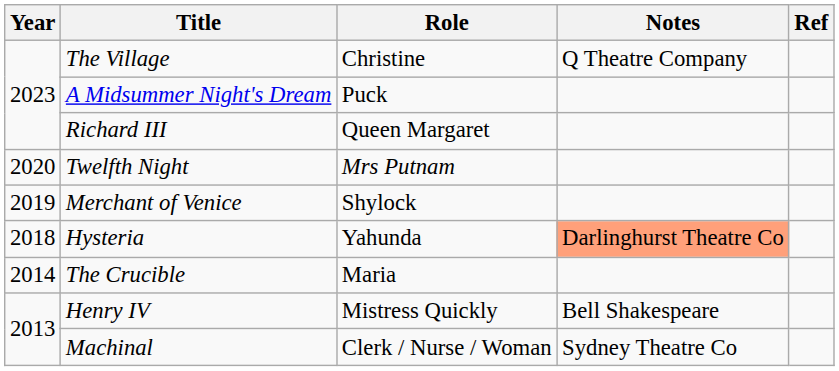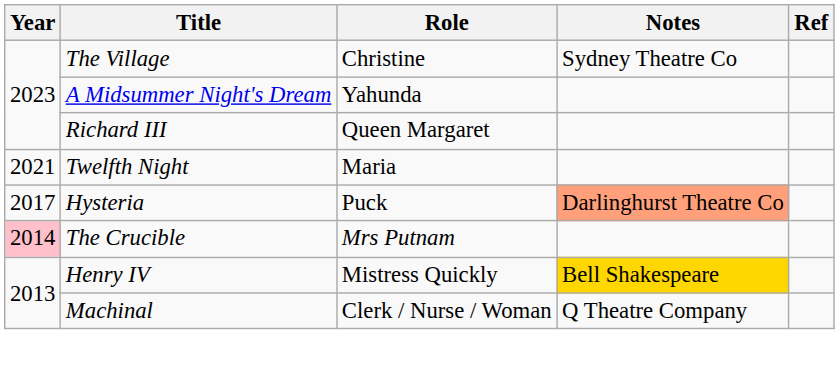(655, 58) Q Theatre Company -> (650, 58) Sydney Theatre Co
(365, 94) Puck -> (382, 94) Yahunda
(33, 166) 2020 -> (33, 166) 2021
(398, 166) Mrs Putnam -> (369, 166) Maria
- row: (154, 202)
(33, 238) 2018 -> (33, 202) 2017
(382, 238) Yahunda -> (365, 202) Puck
(33, 274) no background -> (33, 238) pink background
(369, 274) Maria -> (398, 238) Mrs Putnam
(641, 310) no background -> (641, 274) gold background
(650, 346) Sydney Theatre Co -> (655, 310) Q Theatre Company
